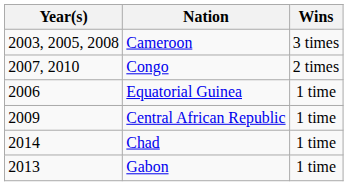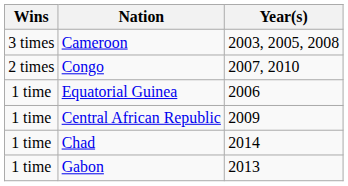columns swapped: (316, 17) <-> (64, 17)
